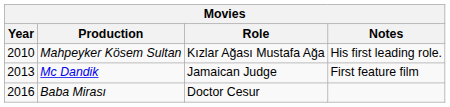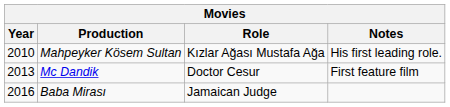(232, 72) Jamaican Judge -> (223, 72) Doctor Cesur
(223, 92) Doctor Cesur -> (232, 92) Jamaican Judge
